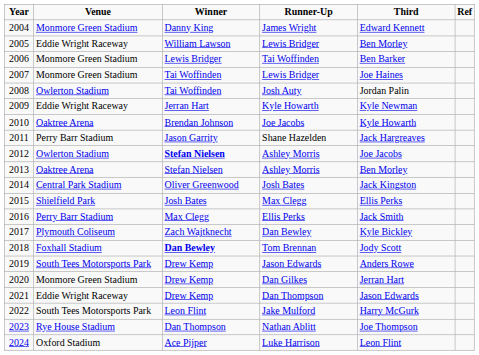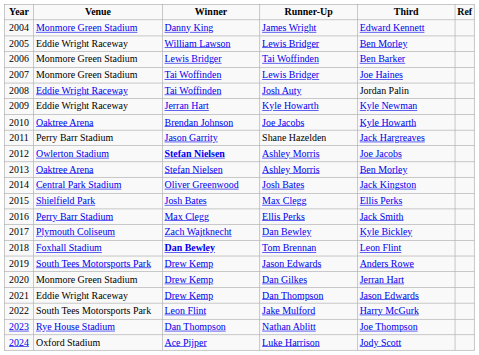(72, 91) Owlerton Stadium -> (82, 91) Eddie Wright Raceway
(380, 248) Jody Scott -> (380, 248) Leon Flint
(380, 342) Leon Flint -> (380, 342) Jody Scott
